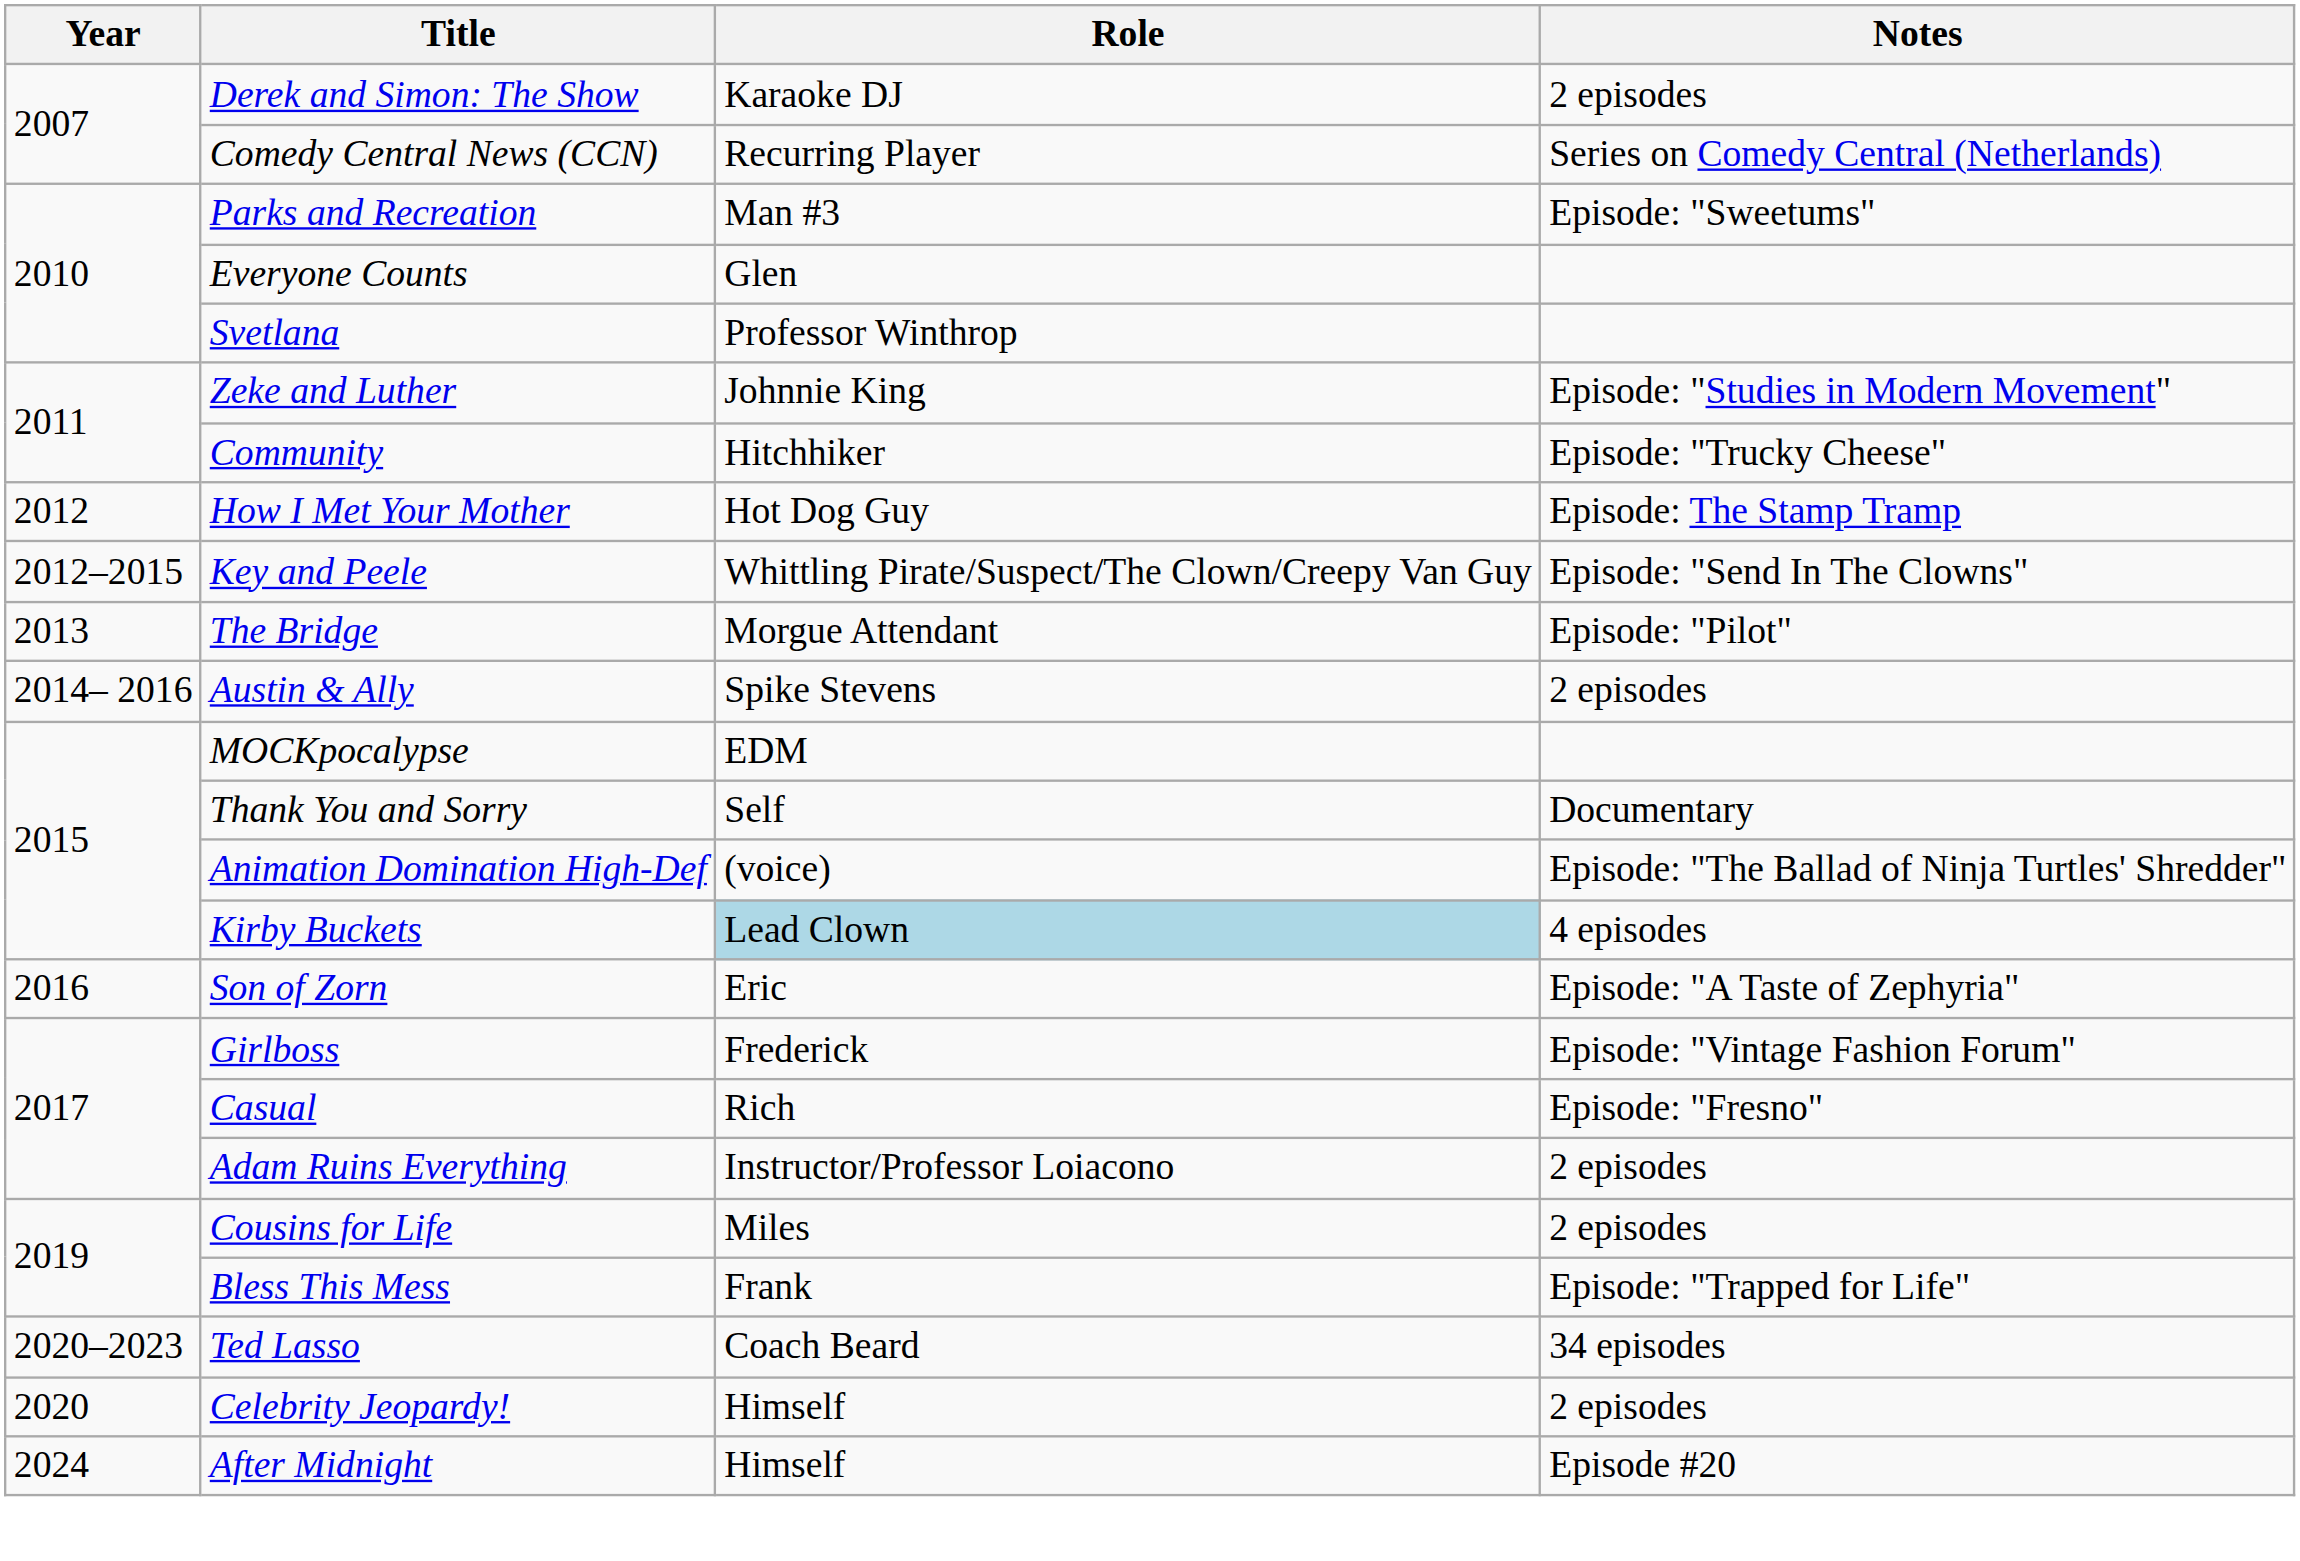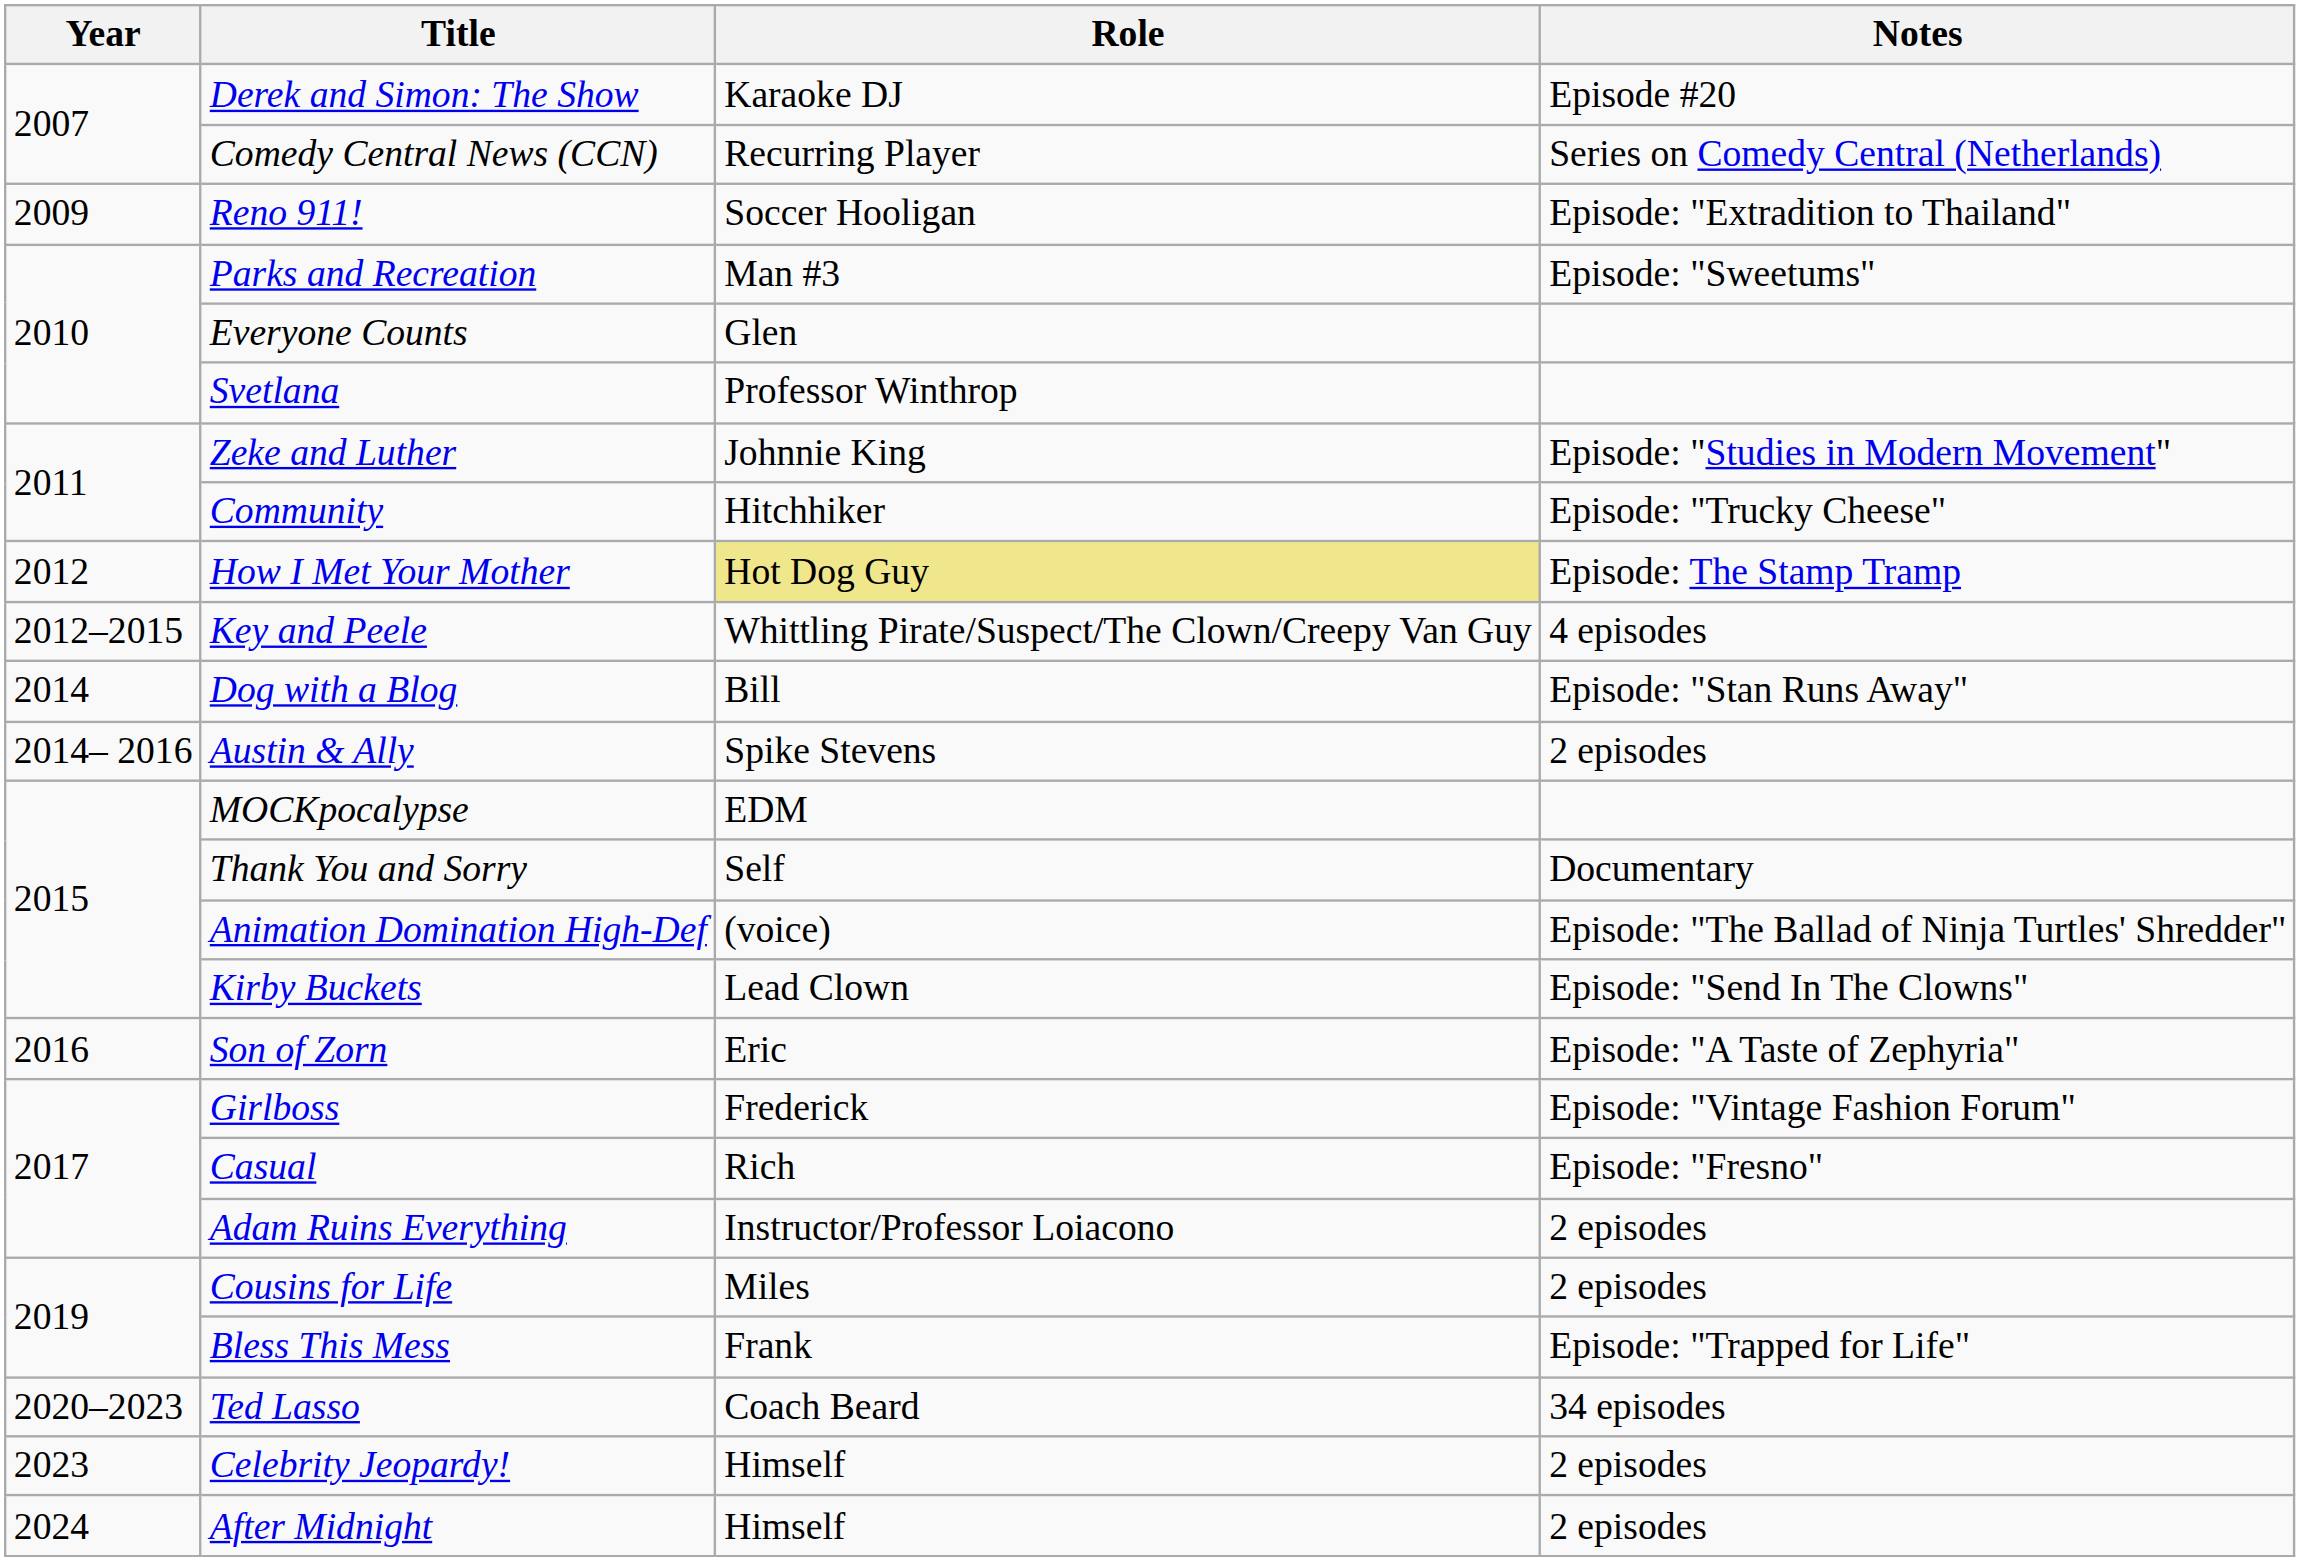(1628, 93) 2 episodes -> (1643, 93) Episode #20
+ row: (286, 213)
(827, 511) no background -> (827, 570) khaki background
(1789, 570) Episode: "Send In The Clowns" -> (1628, 630) 4 episodes
- row: (294, 630)
+ row: (334, 690)
(817, 928) lightblue background -> (817, 988) no background
(1628, 928) 4 episodes -> (1789, 988) Episode: "Send In The Clowns"
(51, 1405) 2020 -> (51, 1465) 2023
(1643, 1465) Episode #20 -> (1628, 1525) 2 episodes
